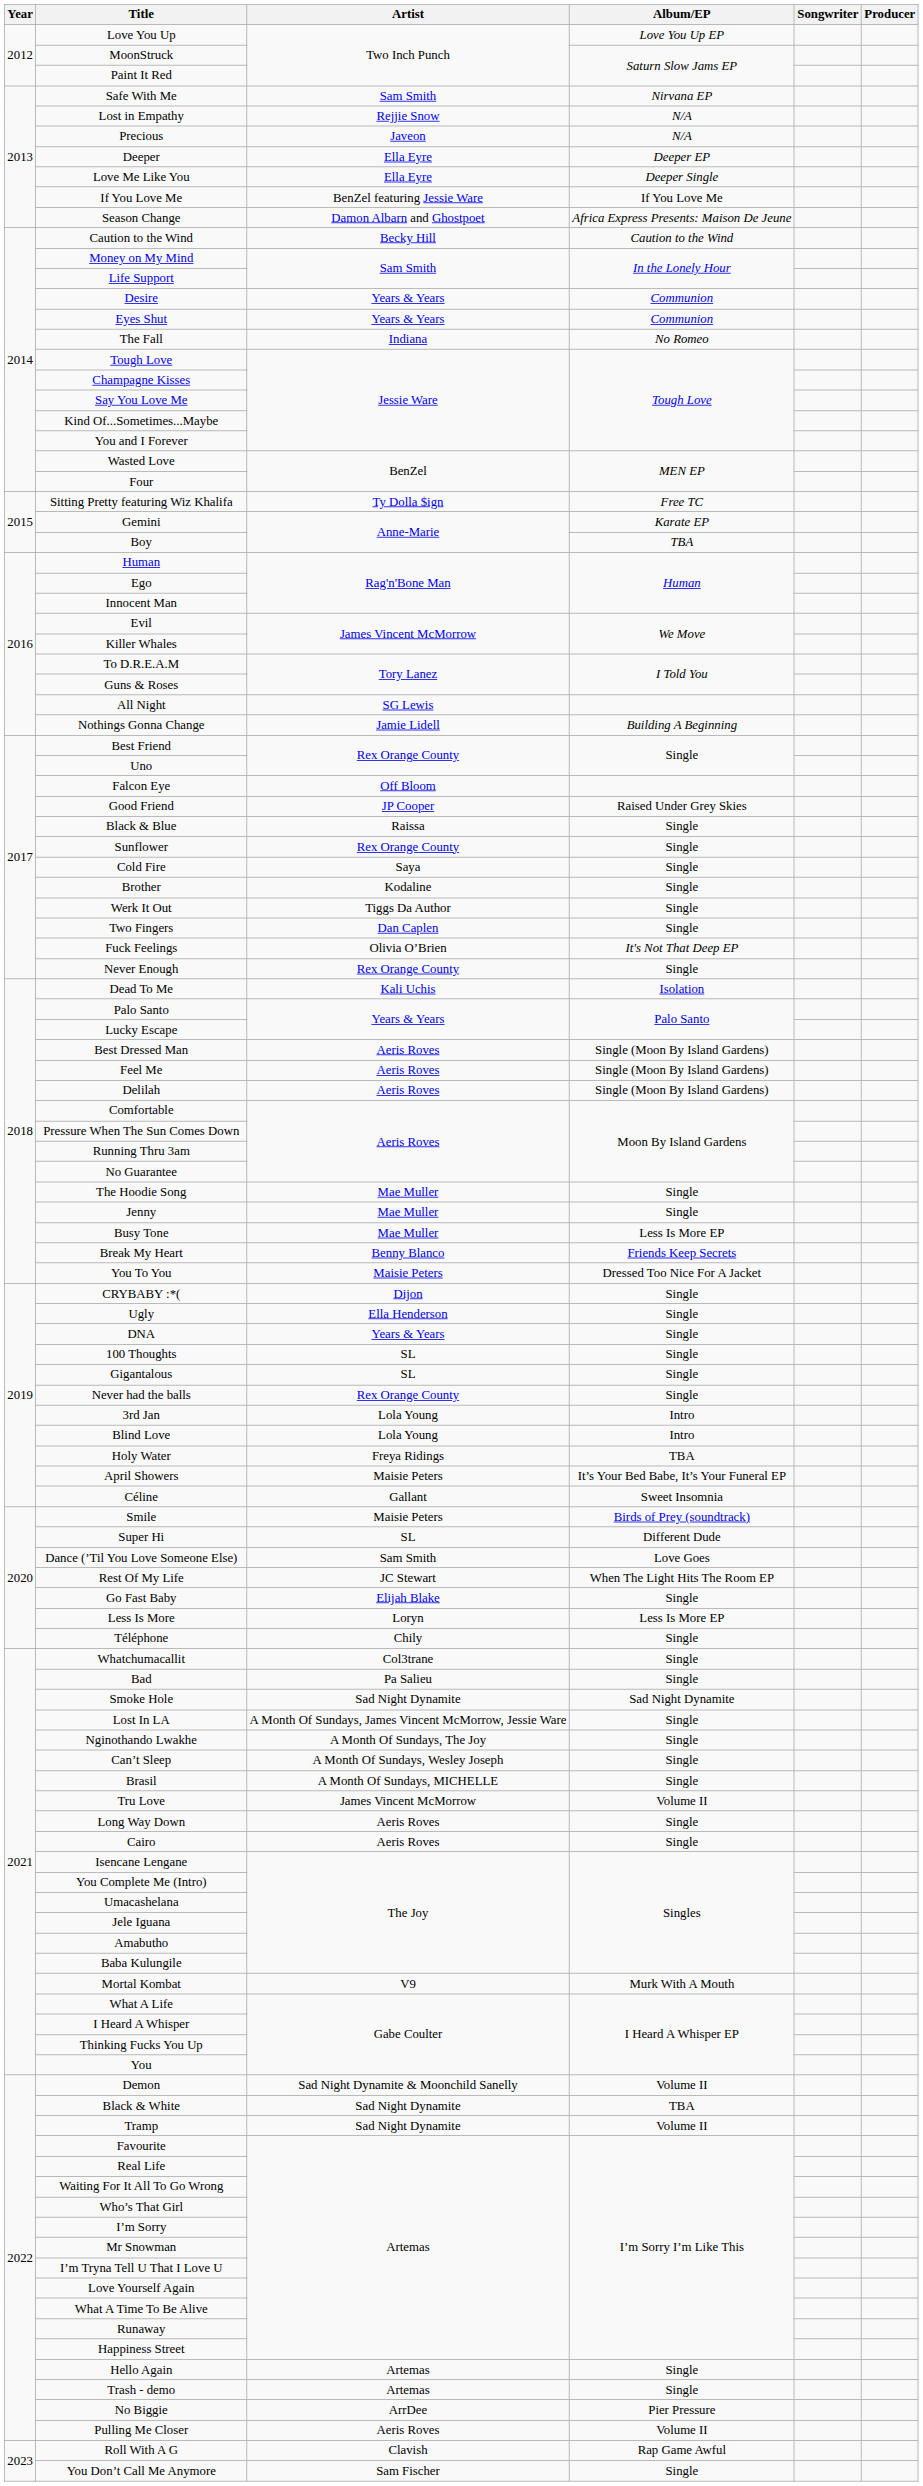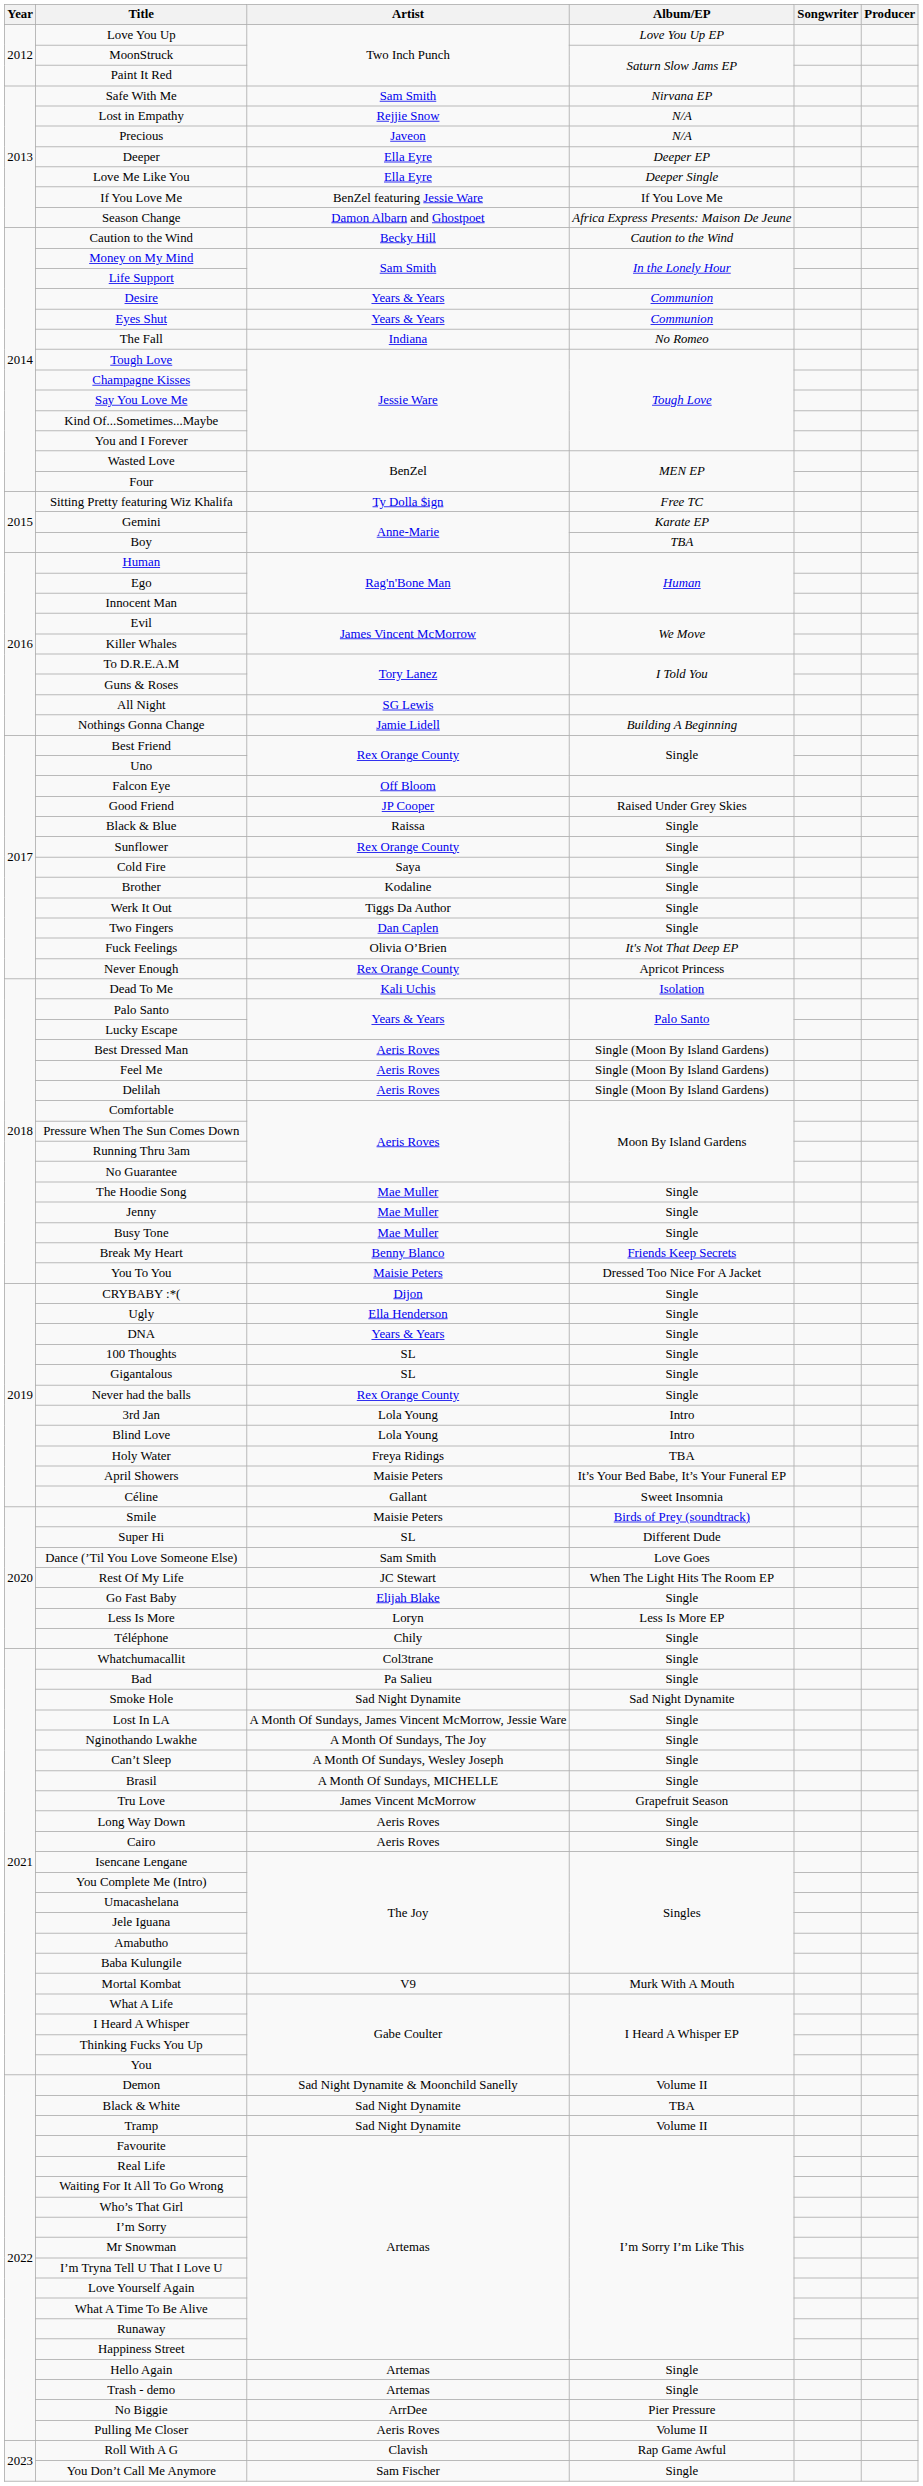(682, 968) Single -> (682, 968) Apricot Princess
(682, 1232) Less Is More EP -> (682, 1232) Single
(682, 1801) Volume II -> (682, 1801) Grapefruit Season
